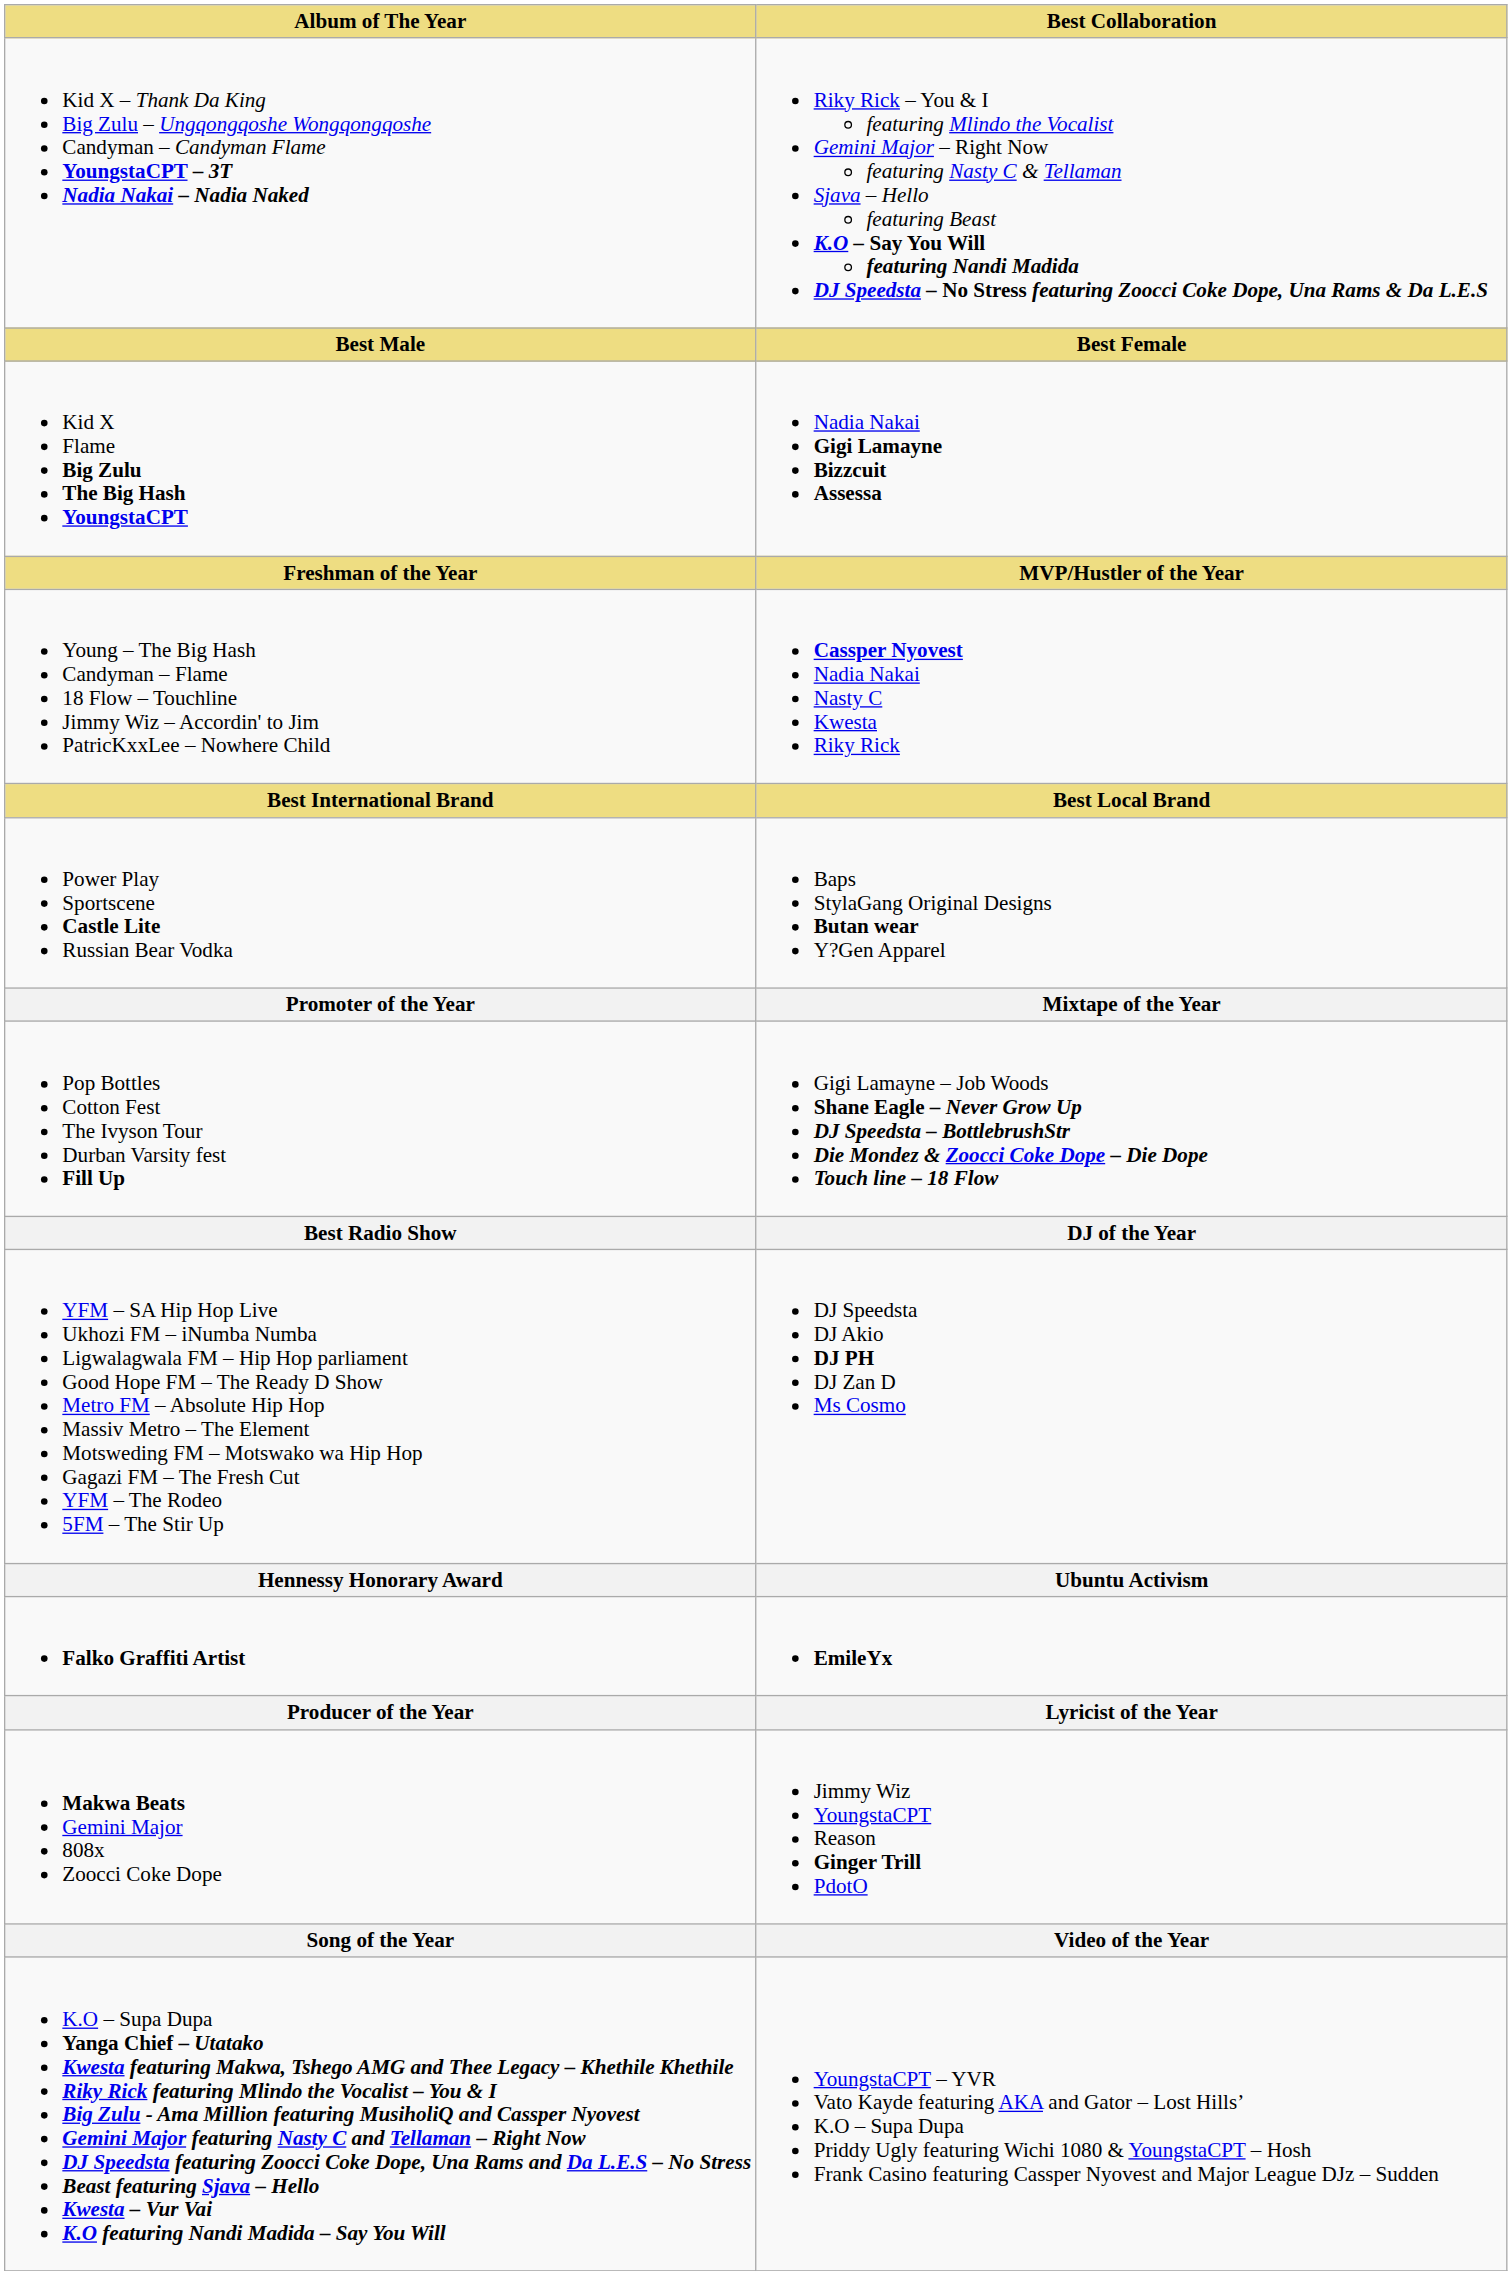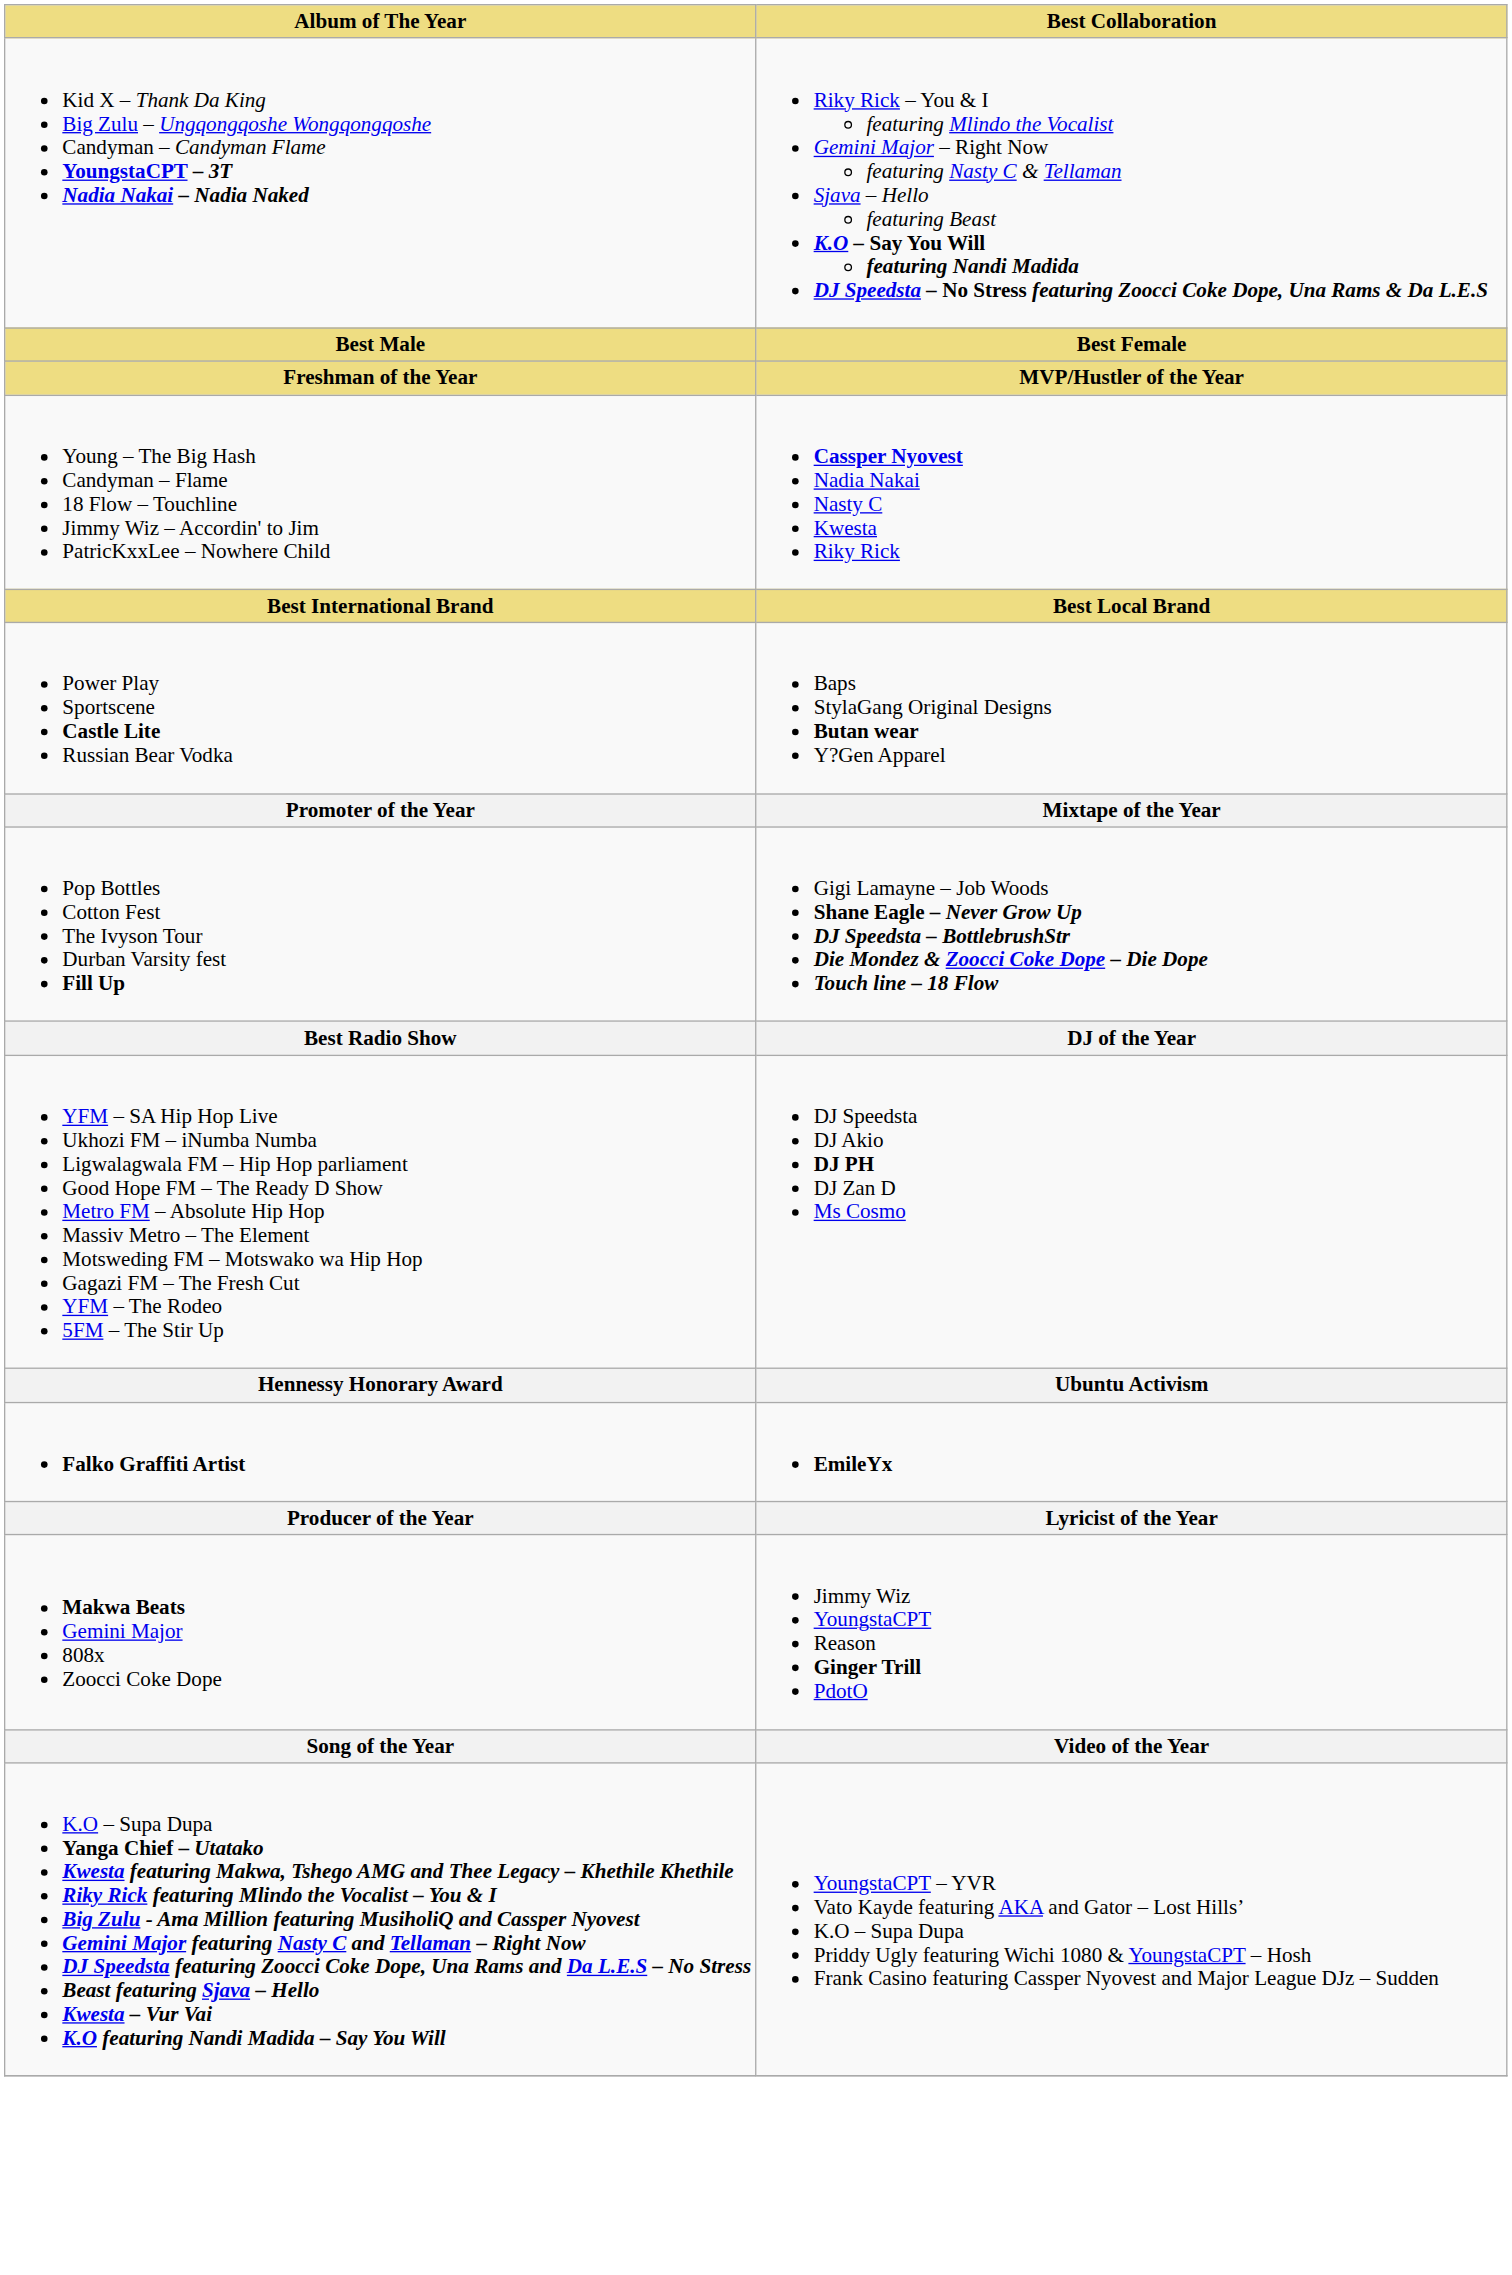- row: (380, 470)
